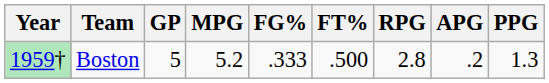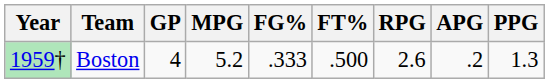(175, 59) 5 -> (175, 59) 4
(412, 59) 2.8 -> (412, 59) 2.6
